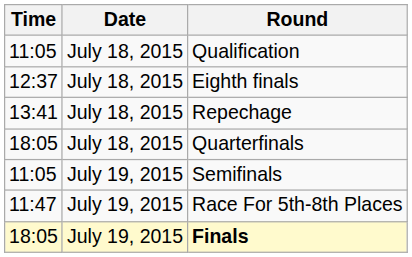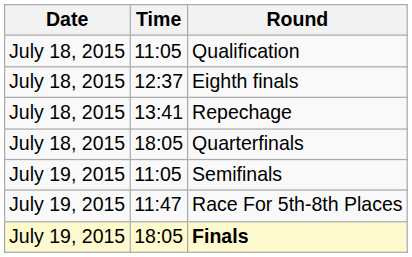columns swapped: (125, 19) <-> (34, 19)
